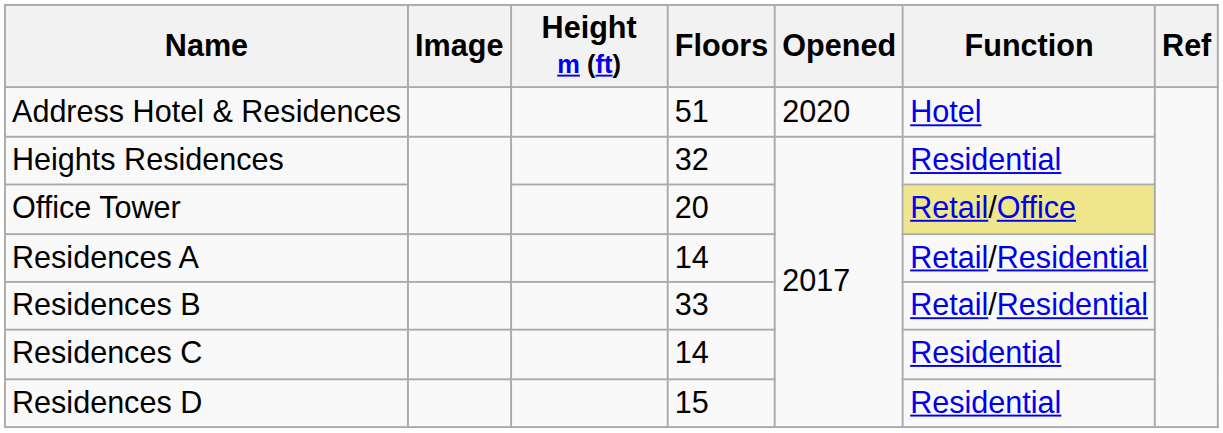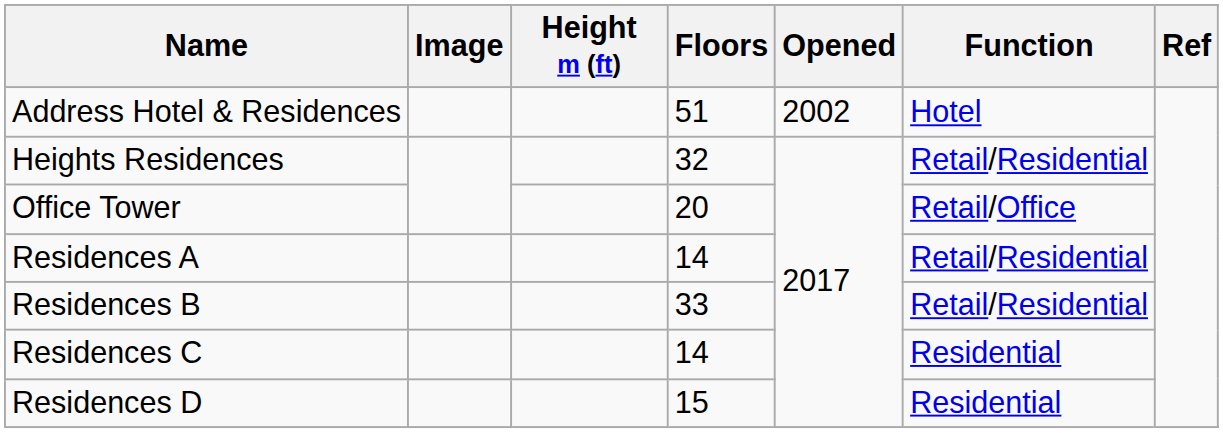(816, 111) 2020 -> (816, 111) 2002
(986, 160) Residential -> (1029, 160) Retail/Residential
(993, 208) khaki background -> (993, 208) no background
